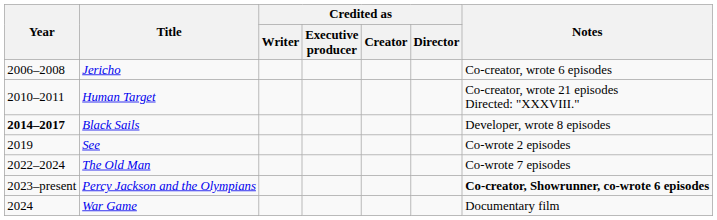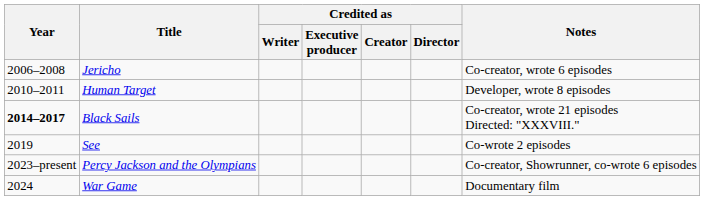(542, 97) Co-creator, wrote 21 episodes Directed: "XXXVIII." -> (538, 89) Developer, wrote 8 episodes
(538, 124) Developer, wrote 8 episodes -> (542, 117) Co-creator, wrote 21 episodes Directed: "XXXVIII."
- row: (116, 165)
(587, 185) bold -> (581, 165) normal
